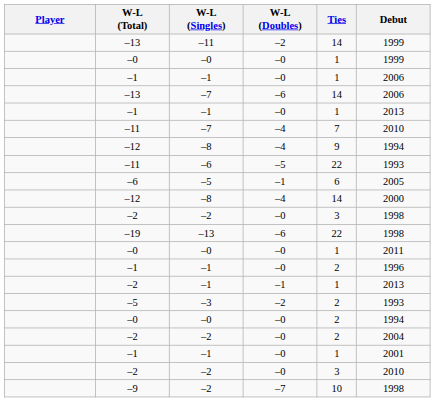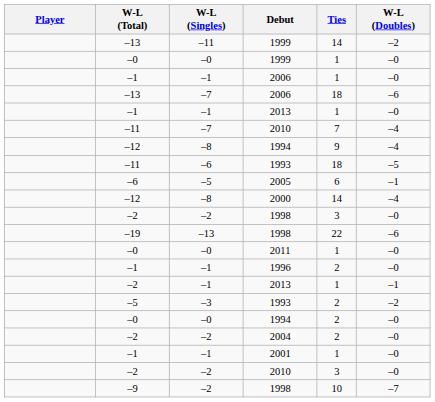columns swapped: (280, 19) <-> (393, 19)
(337, 94) 14 -> (337, 94) 18
(337, 164) 22 -> (337, 164) 18
